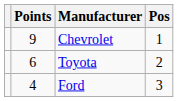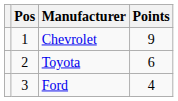columns swapped: (159, 16) <-> (33, 16)
